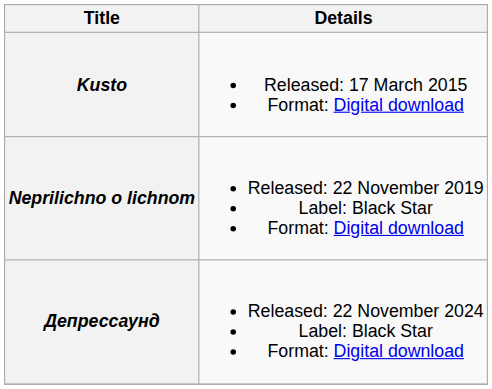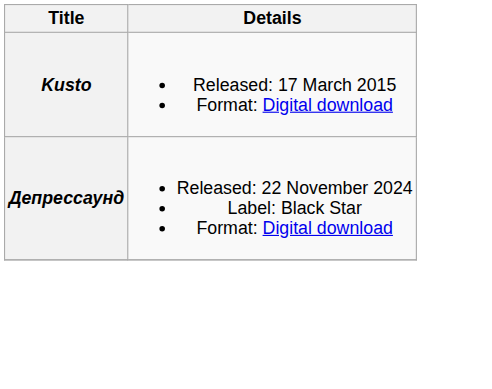- row: (102, 198)
